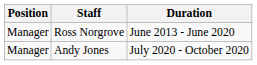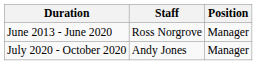columns swapped: (28, 13) <-> (189, 13)
